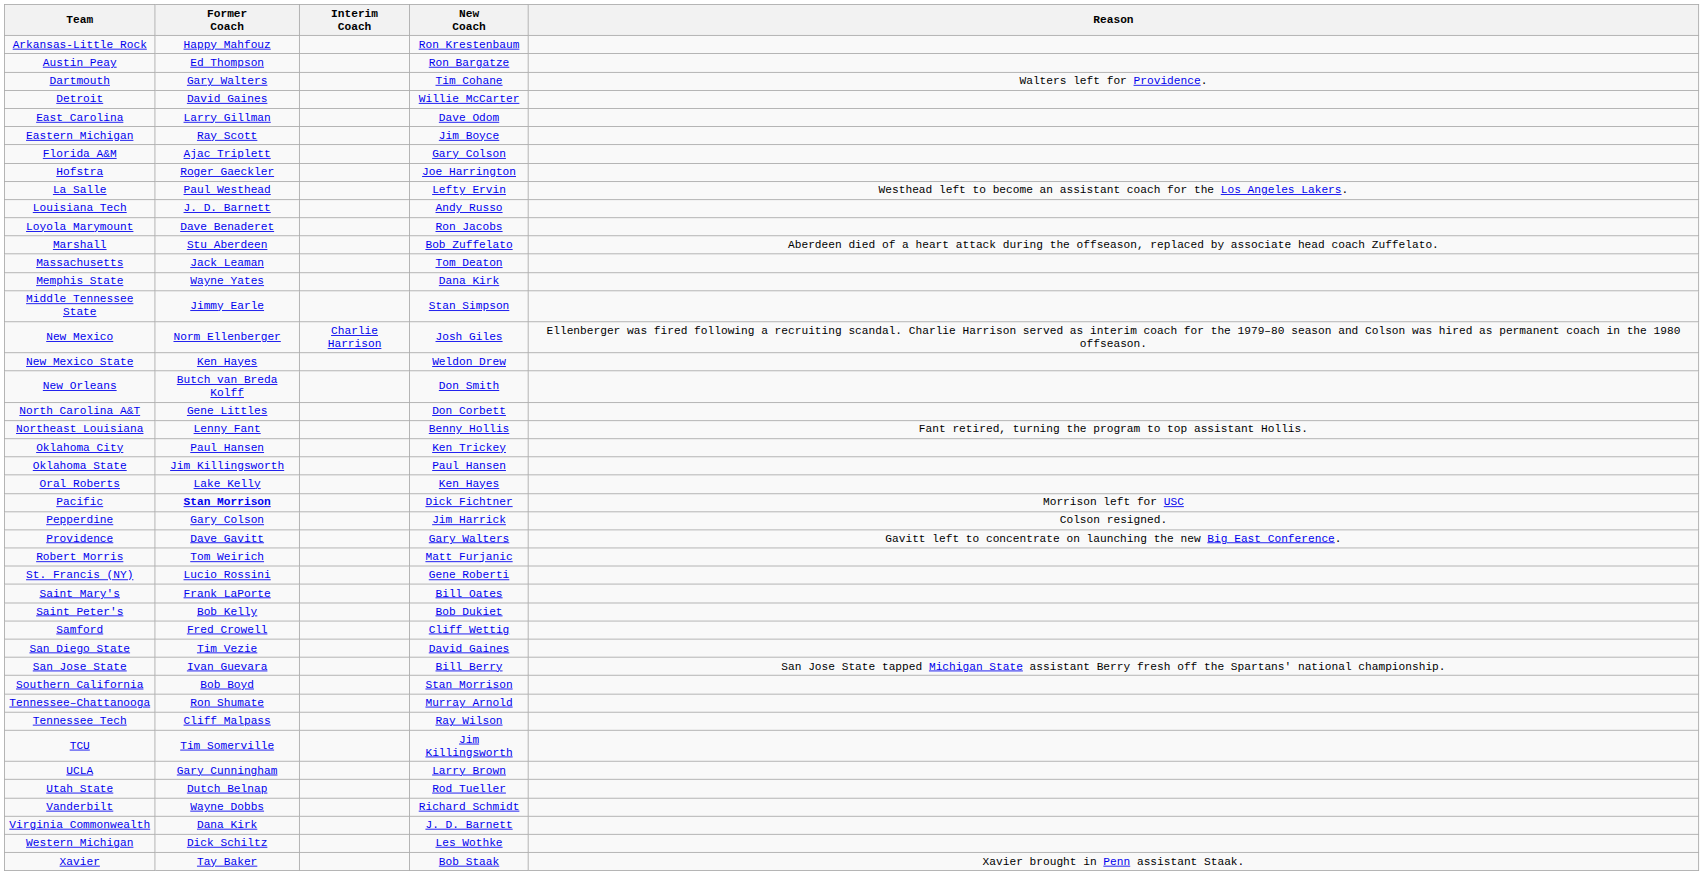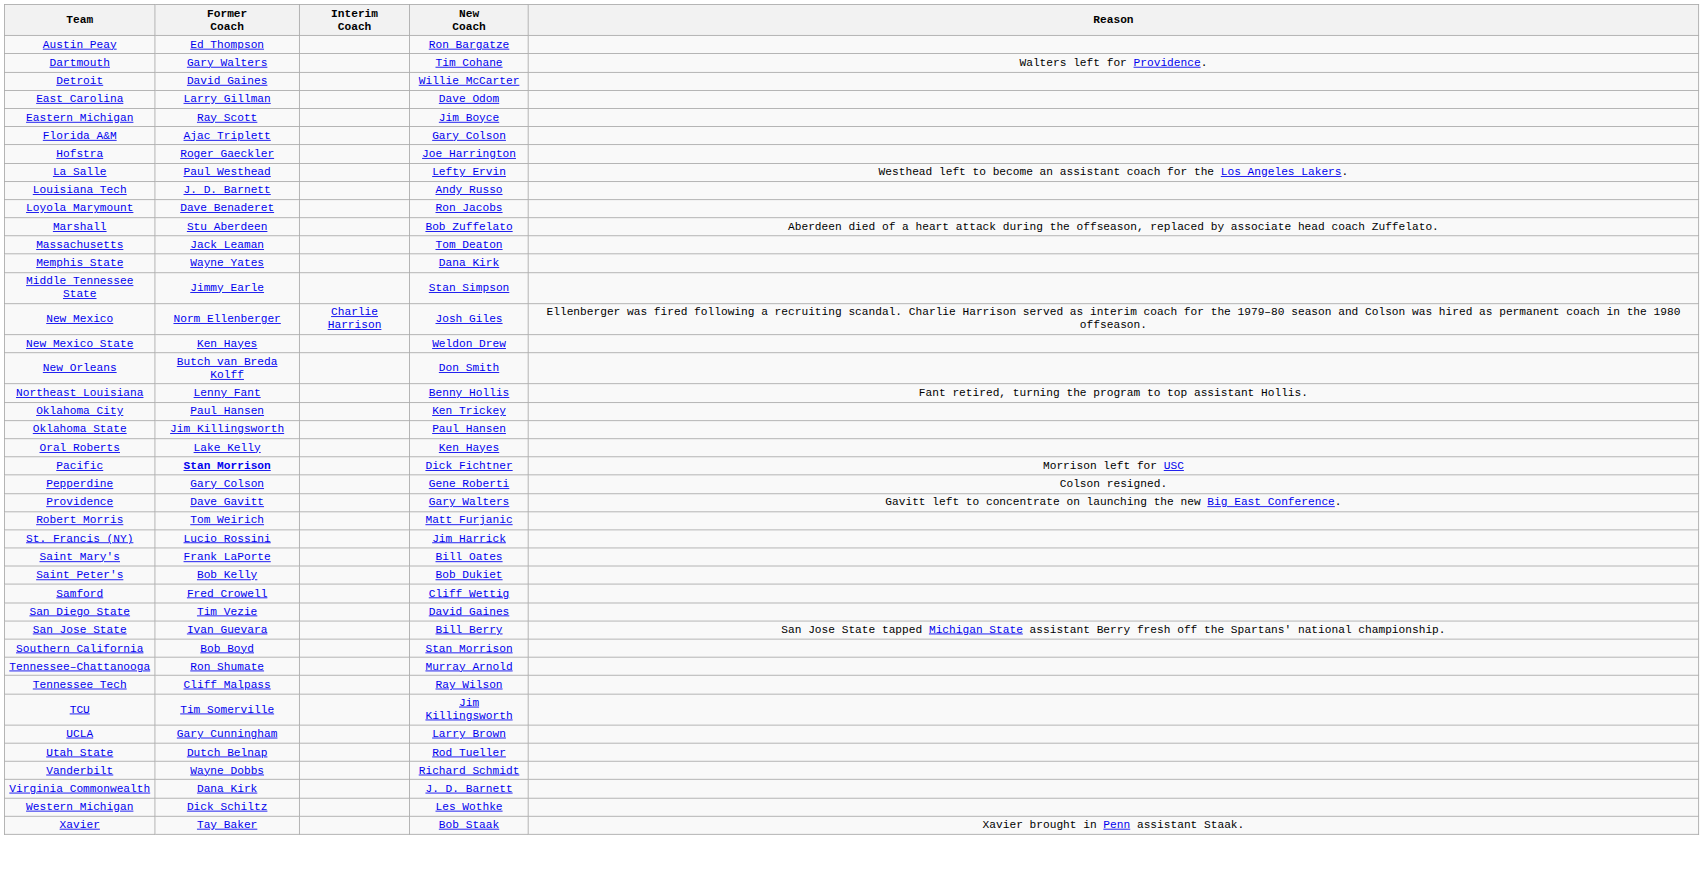- row: (80, 45)
- row: (80, 411)
(469, 521) Jim Harrick -> (469, 484) Gene Roberti
(469, 575) Gene Roberti -> (469, 539) Jim Harrick
